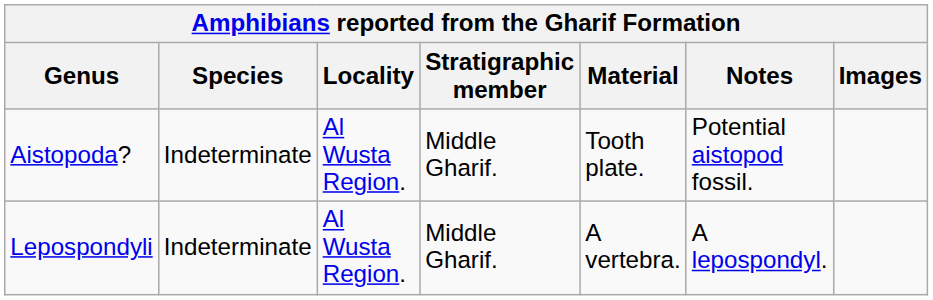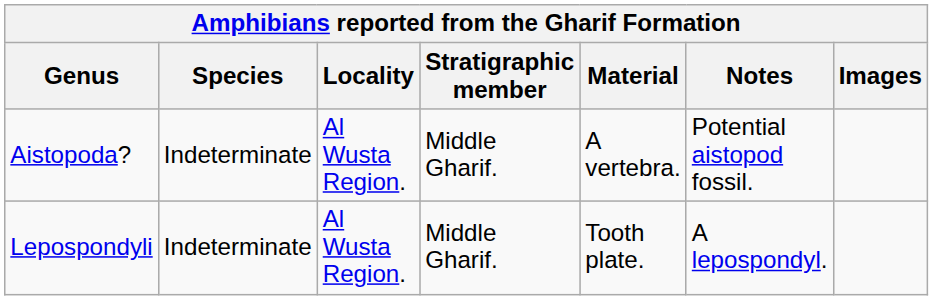(615, 154) Tooth plate. -> (633, 154) A vertebra.
(633, 247) A vertebra. -> (615, 247) Tooth plate.
